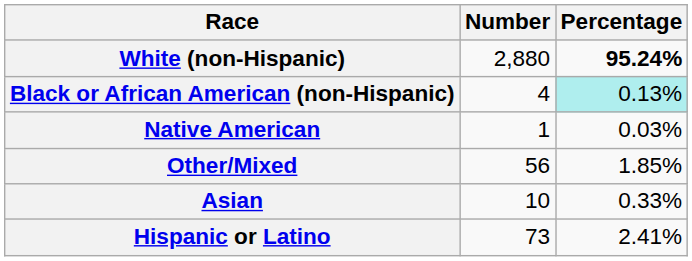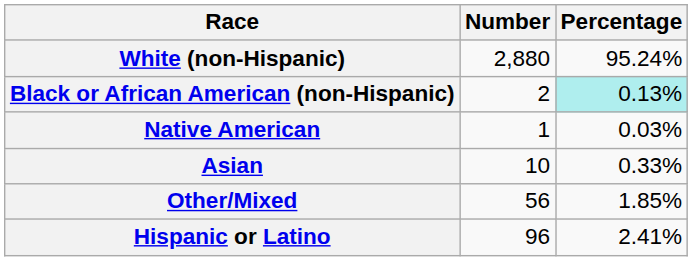(644, 58) bold -> (644, 58) normal
(544, 93) 4 -> (544, 93) 2
rows swapped: (232, 201) <-> (232, 165)
(538, 237) 73 -> (538, 237) 96
